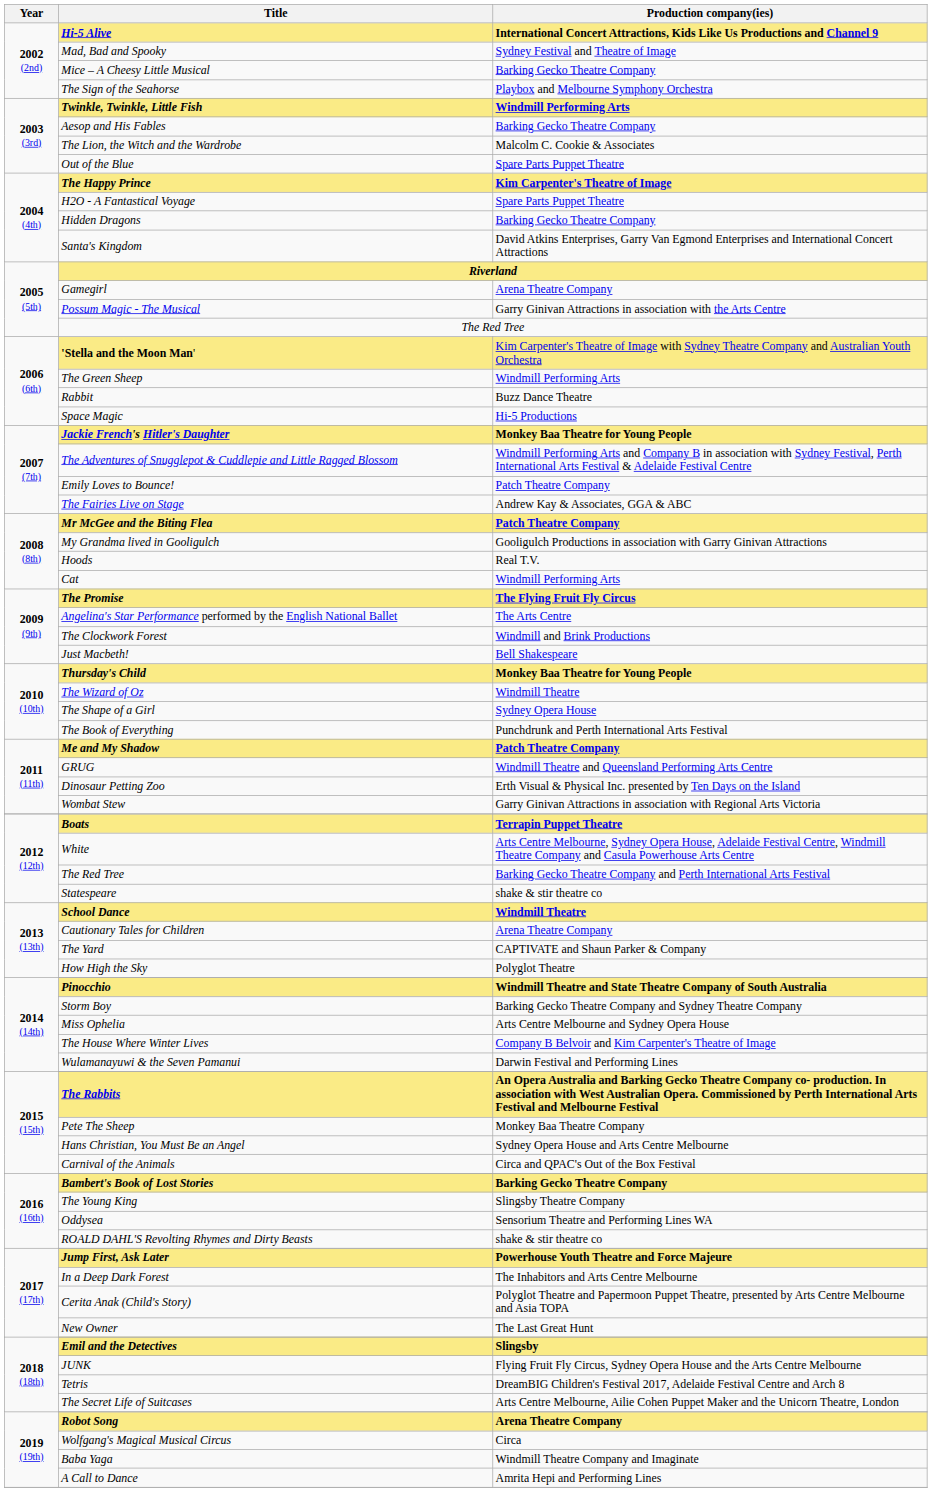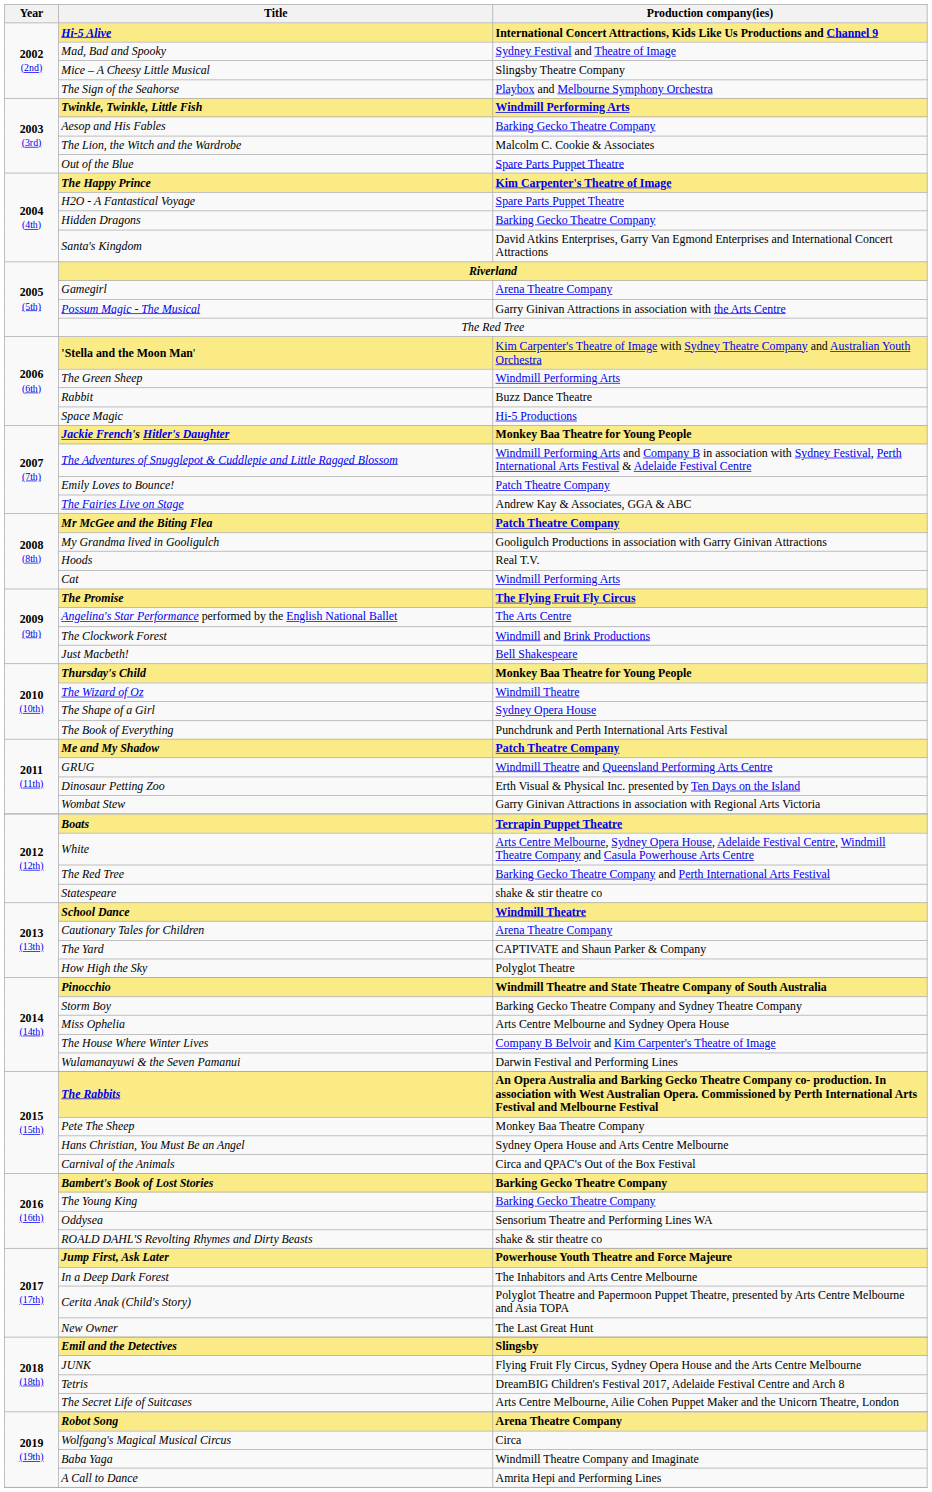(576, 70) Barking Gecko Theatre Company -> (560, 70) Slingsby Theatre Company
(560, 1201) Slingsby Theatre Company -> (576, 1201) Barking Gecko Theatre Company
